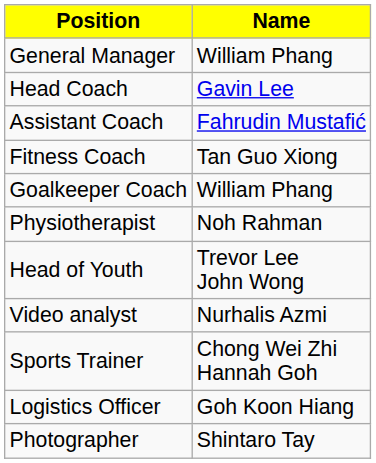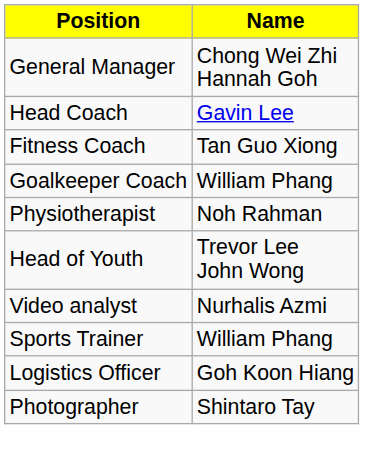(265, 55) William Phang -> (267, 67) Chong Wei Zhi Hannah Goh
- row: (86, 122)
(267, 361) Chong Wei Zhi Hannah Goh -> (265, 339) William Phang
